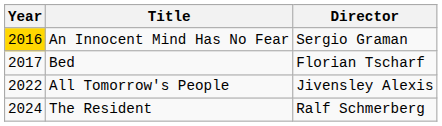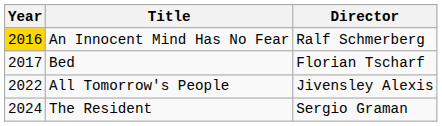(352, 40) Sergio Graman -> (361, 40) Ralf Schmerberg
(361, 109) Ralf Schmerberg -> (352, 109) Sergio Graman
